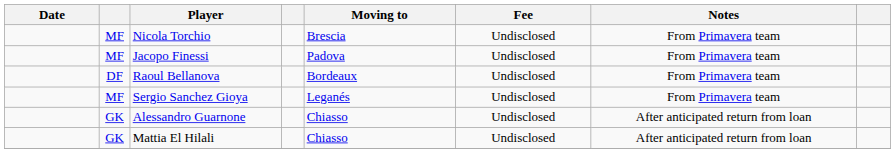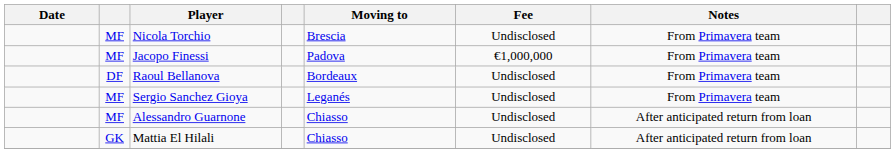(523, 55) Undisclosed -> (523, 55) €1,000,000
(115, 117) GK -> (115, 117) MF
